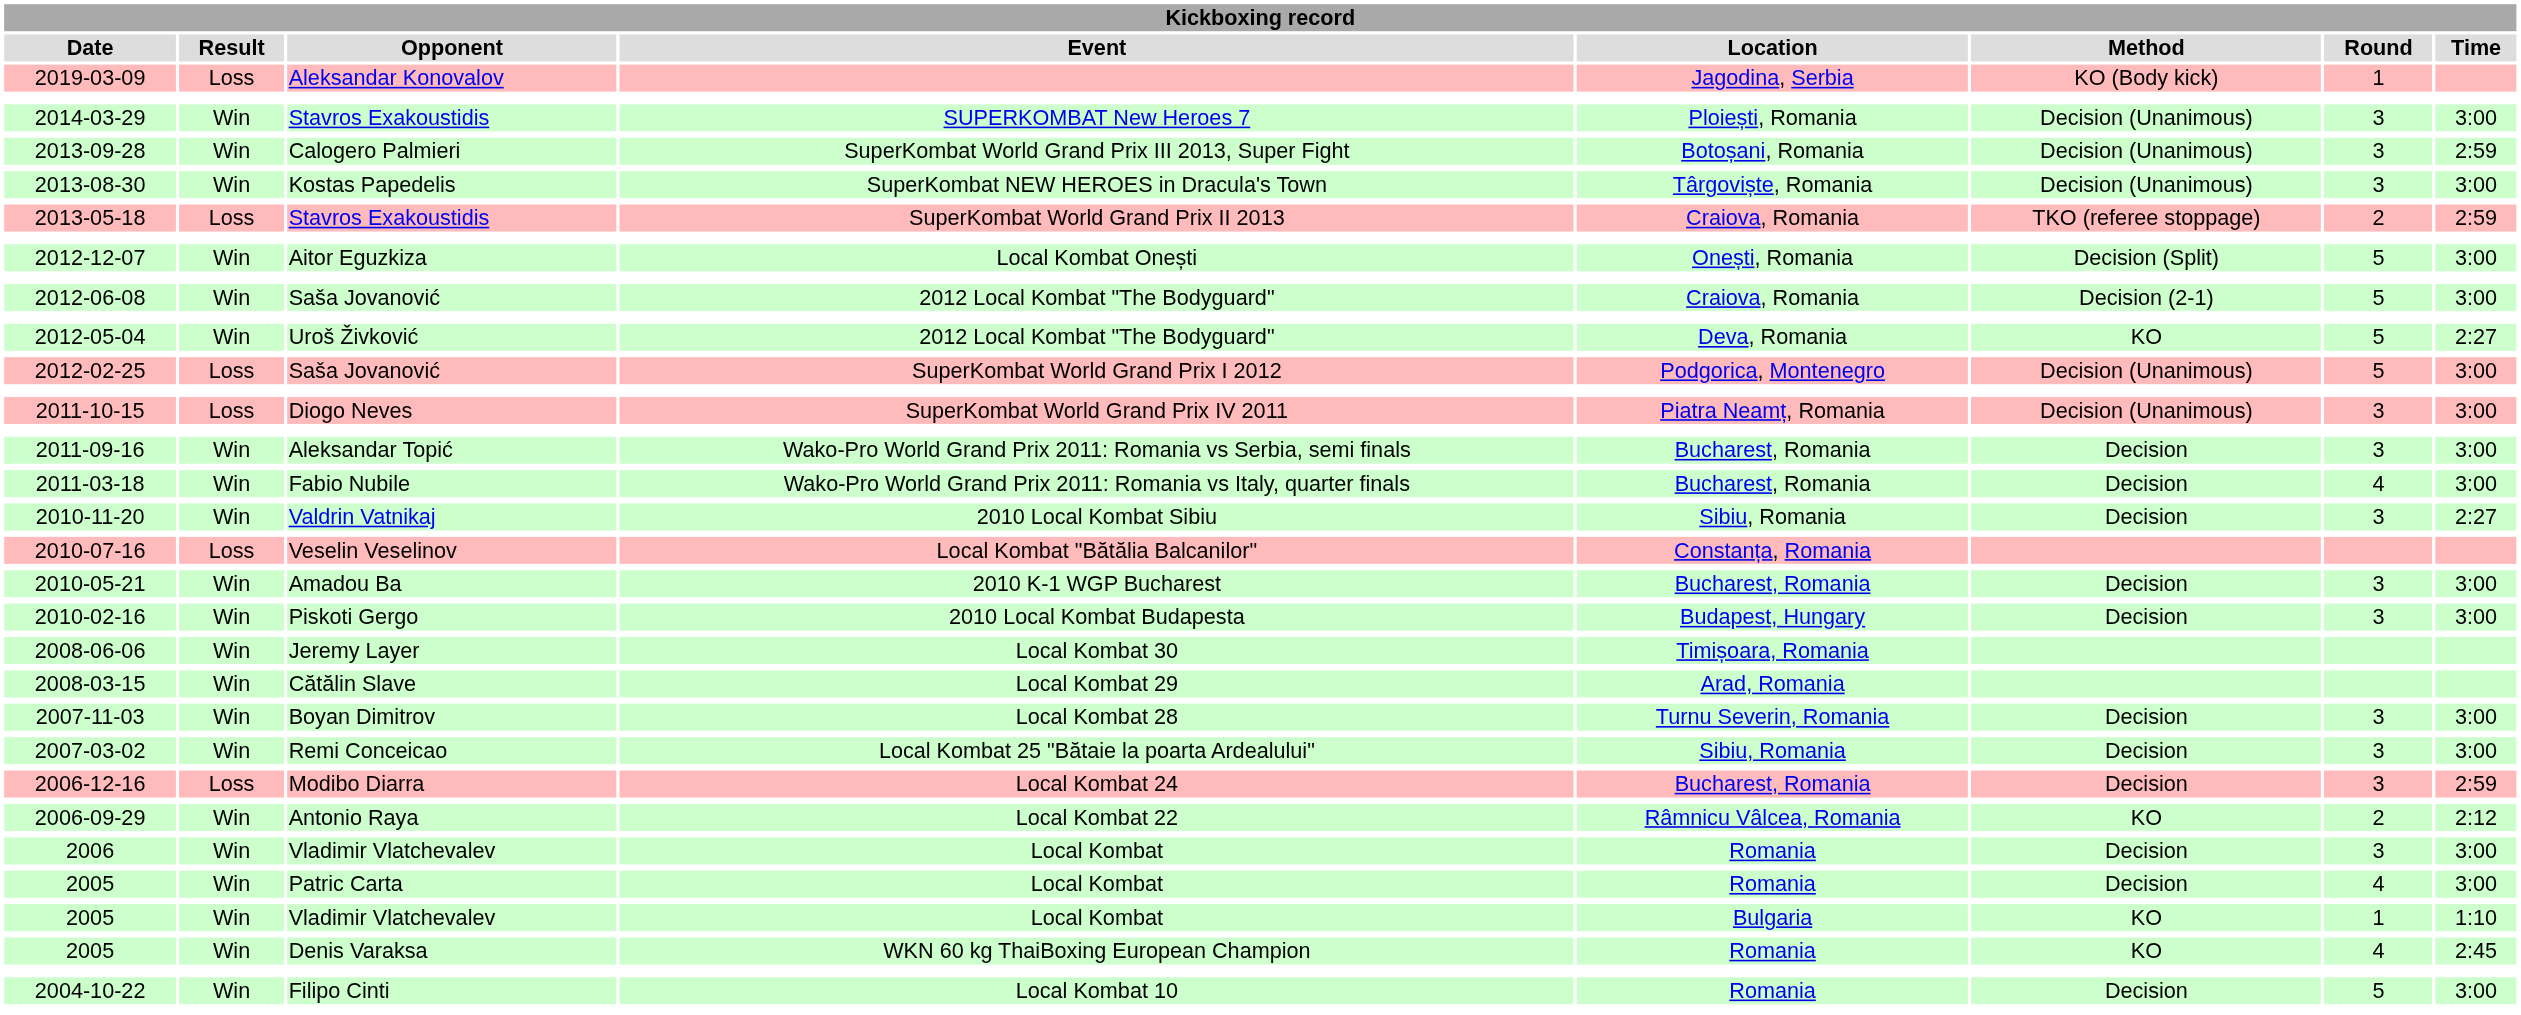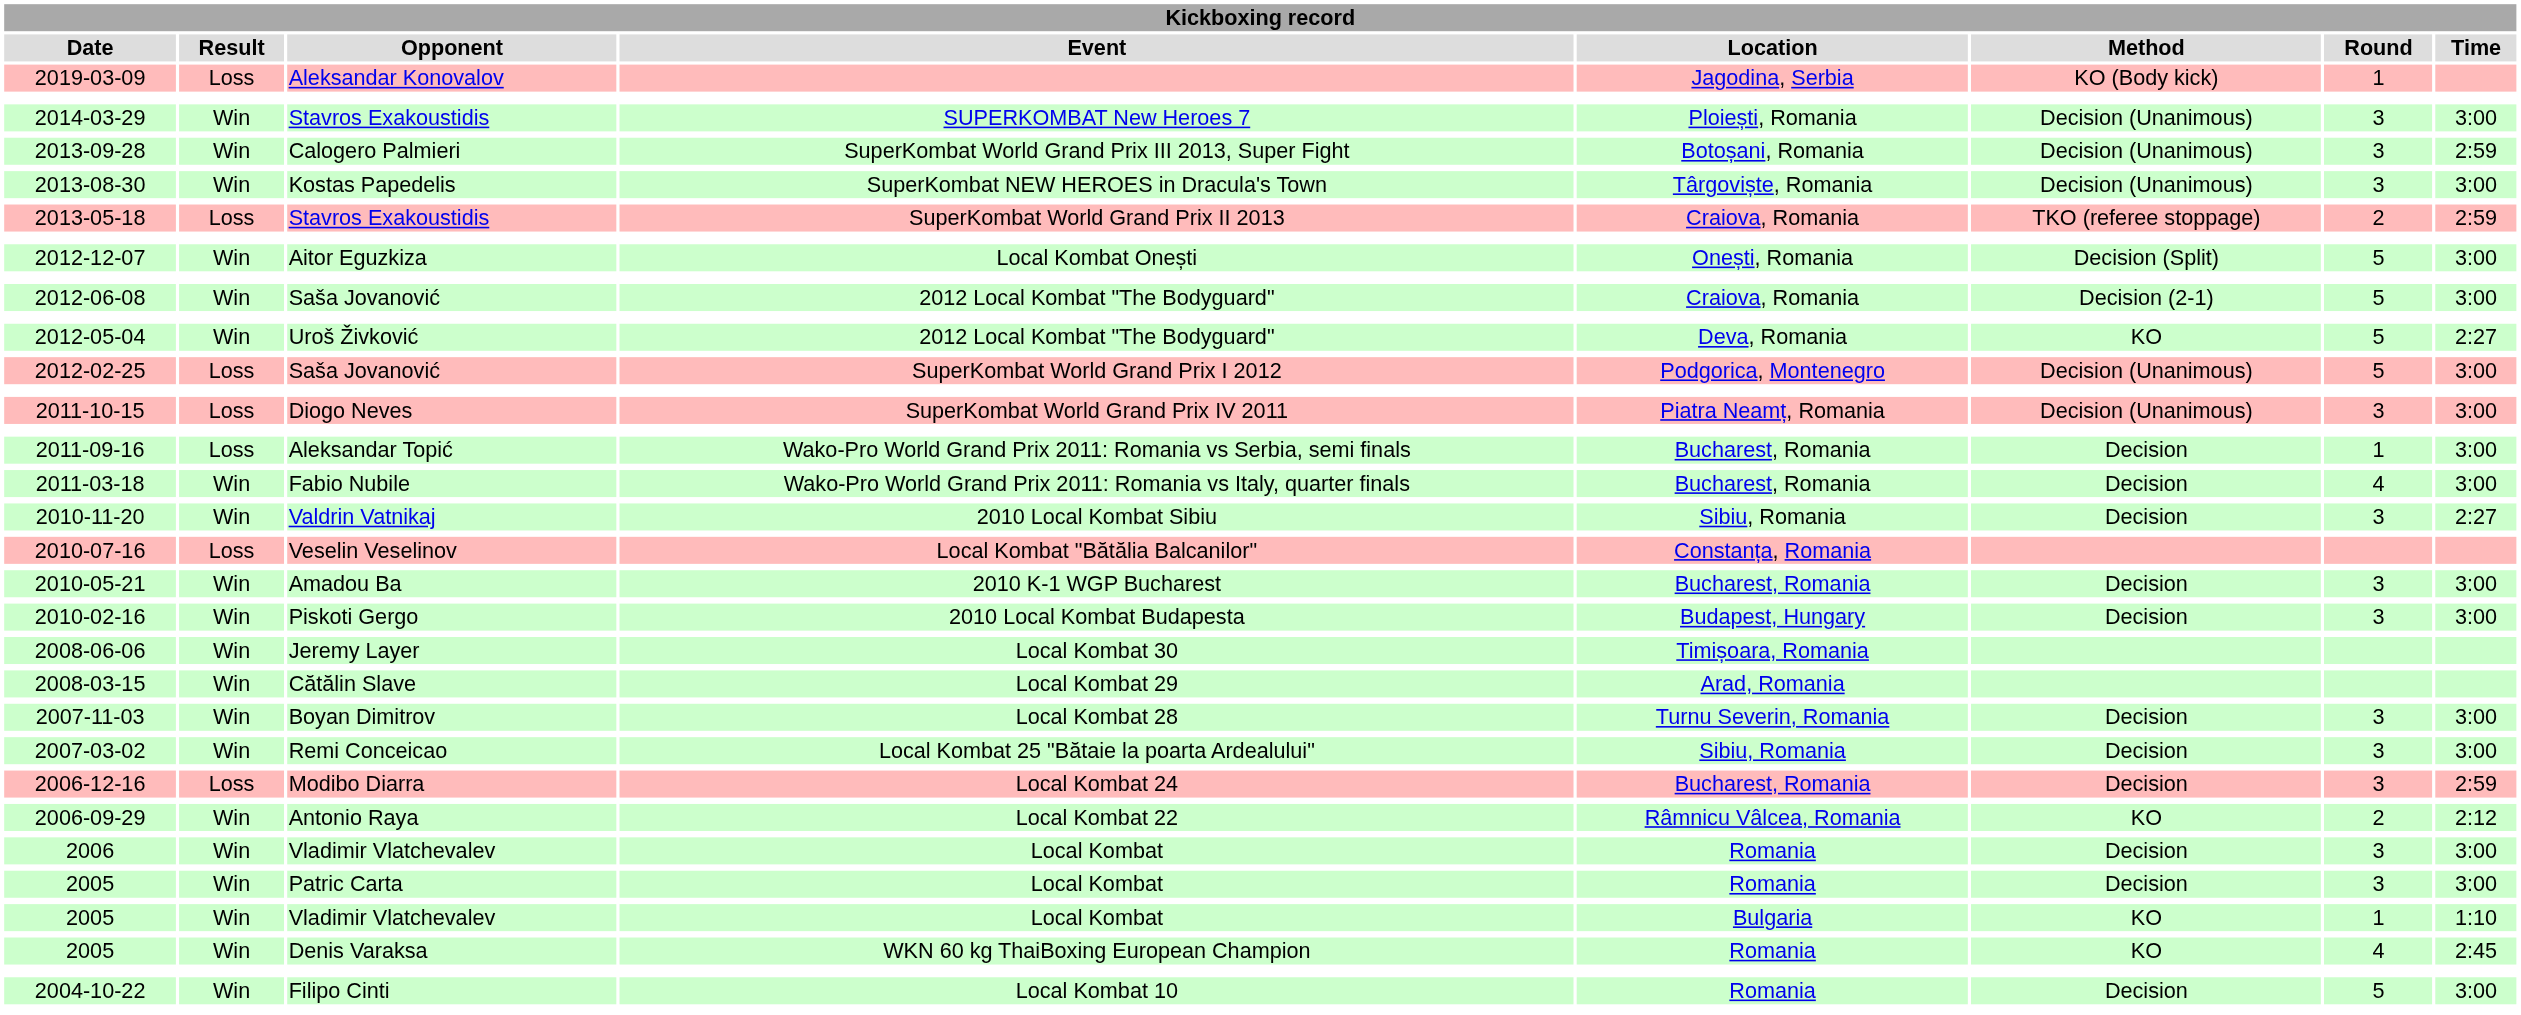(232, 451) Win -> (232, 451) Loss
(2379, 451) 3 -> (2379, 451) 1
(2379, 885) 4 -> (2379, 885) 3
